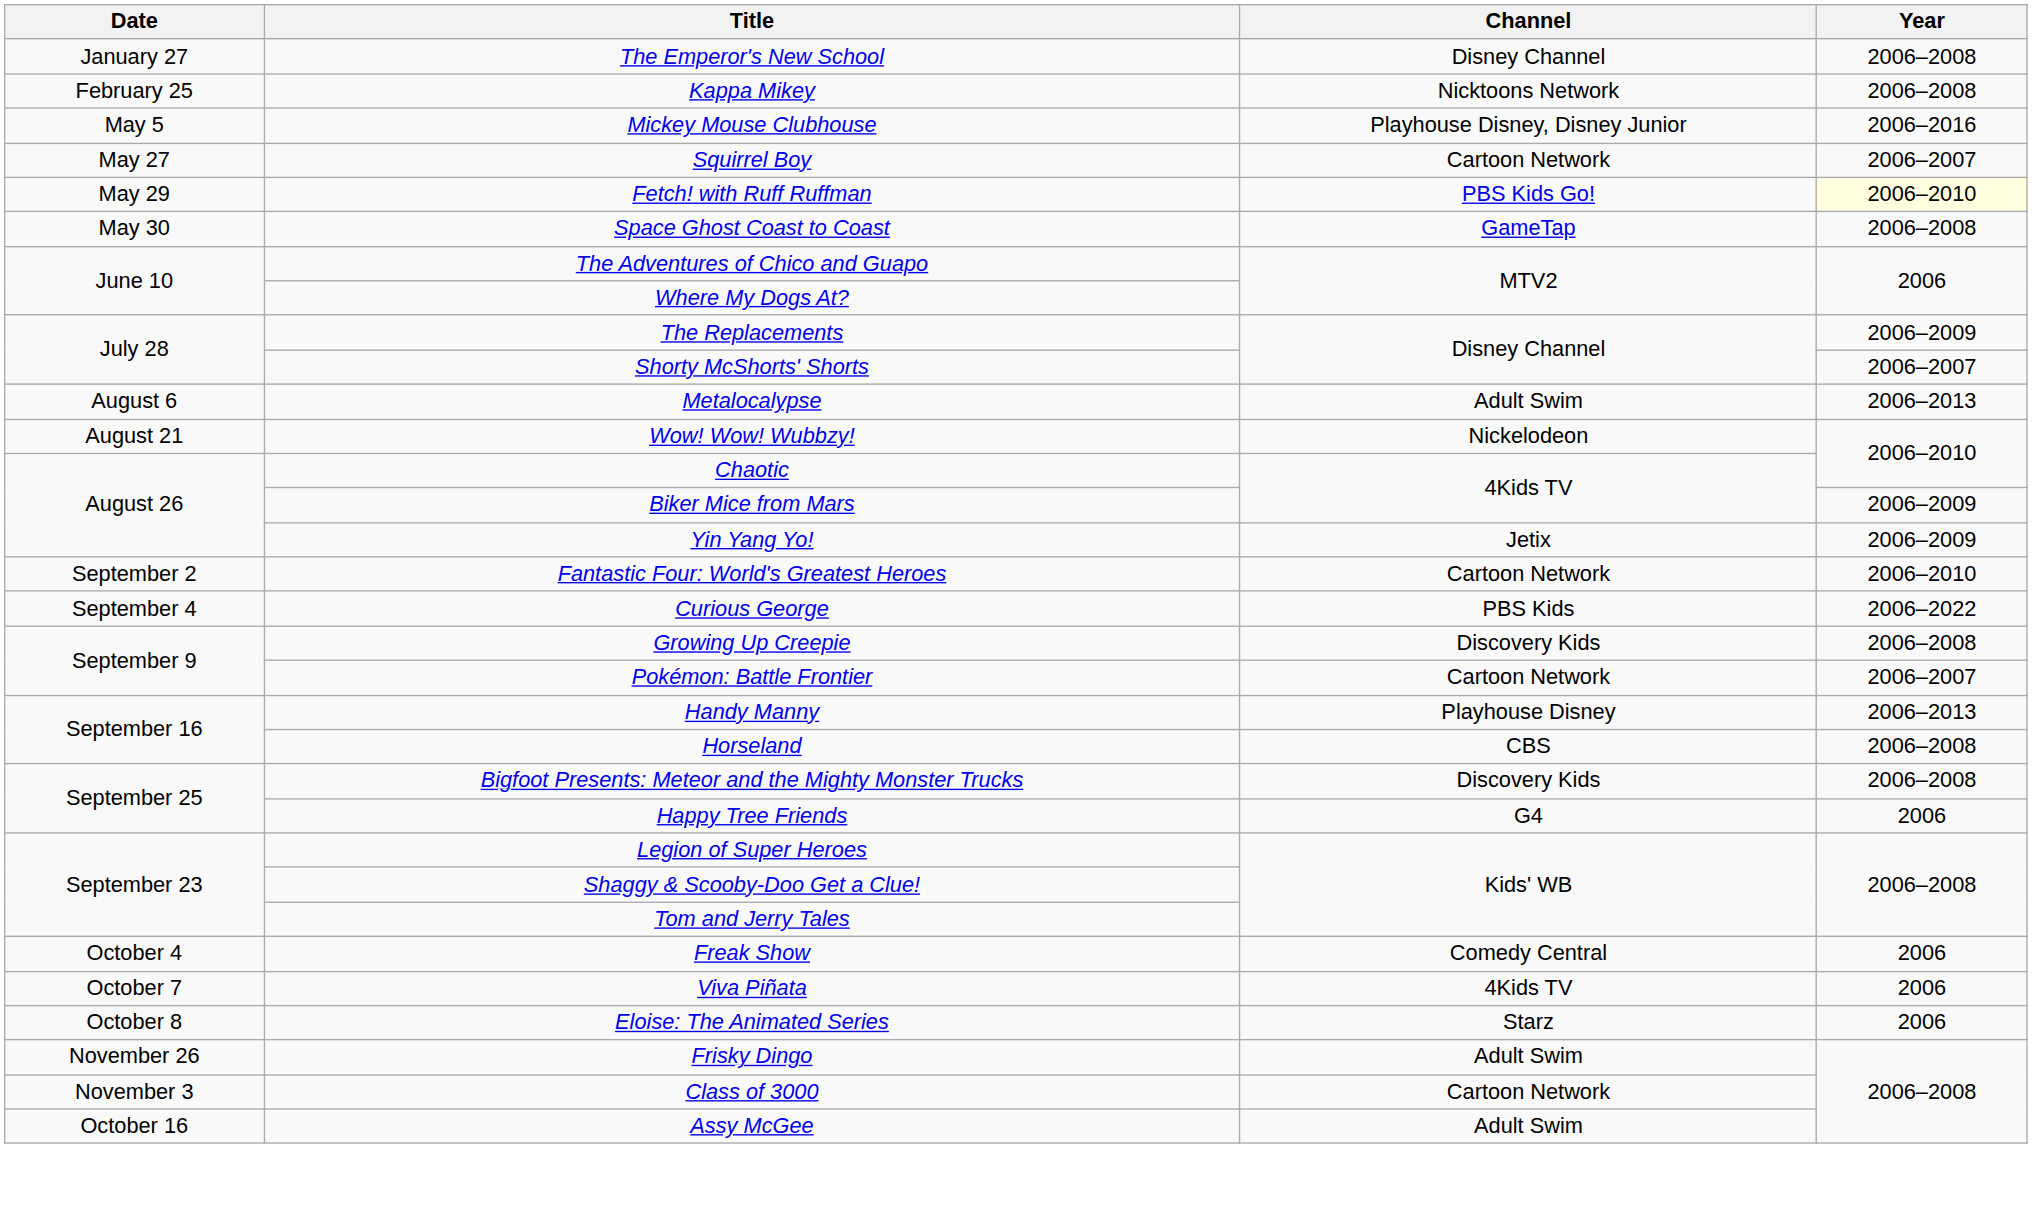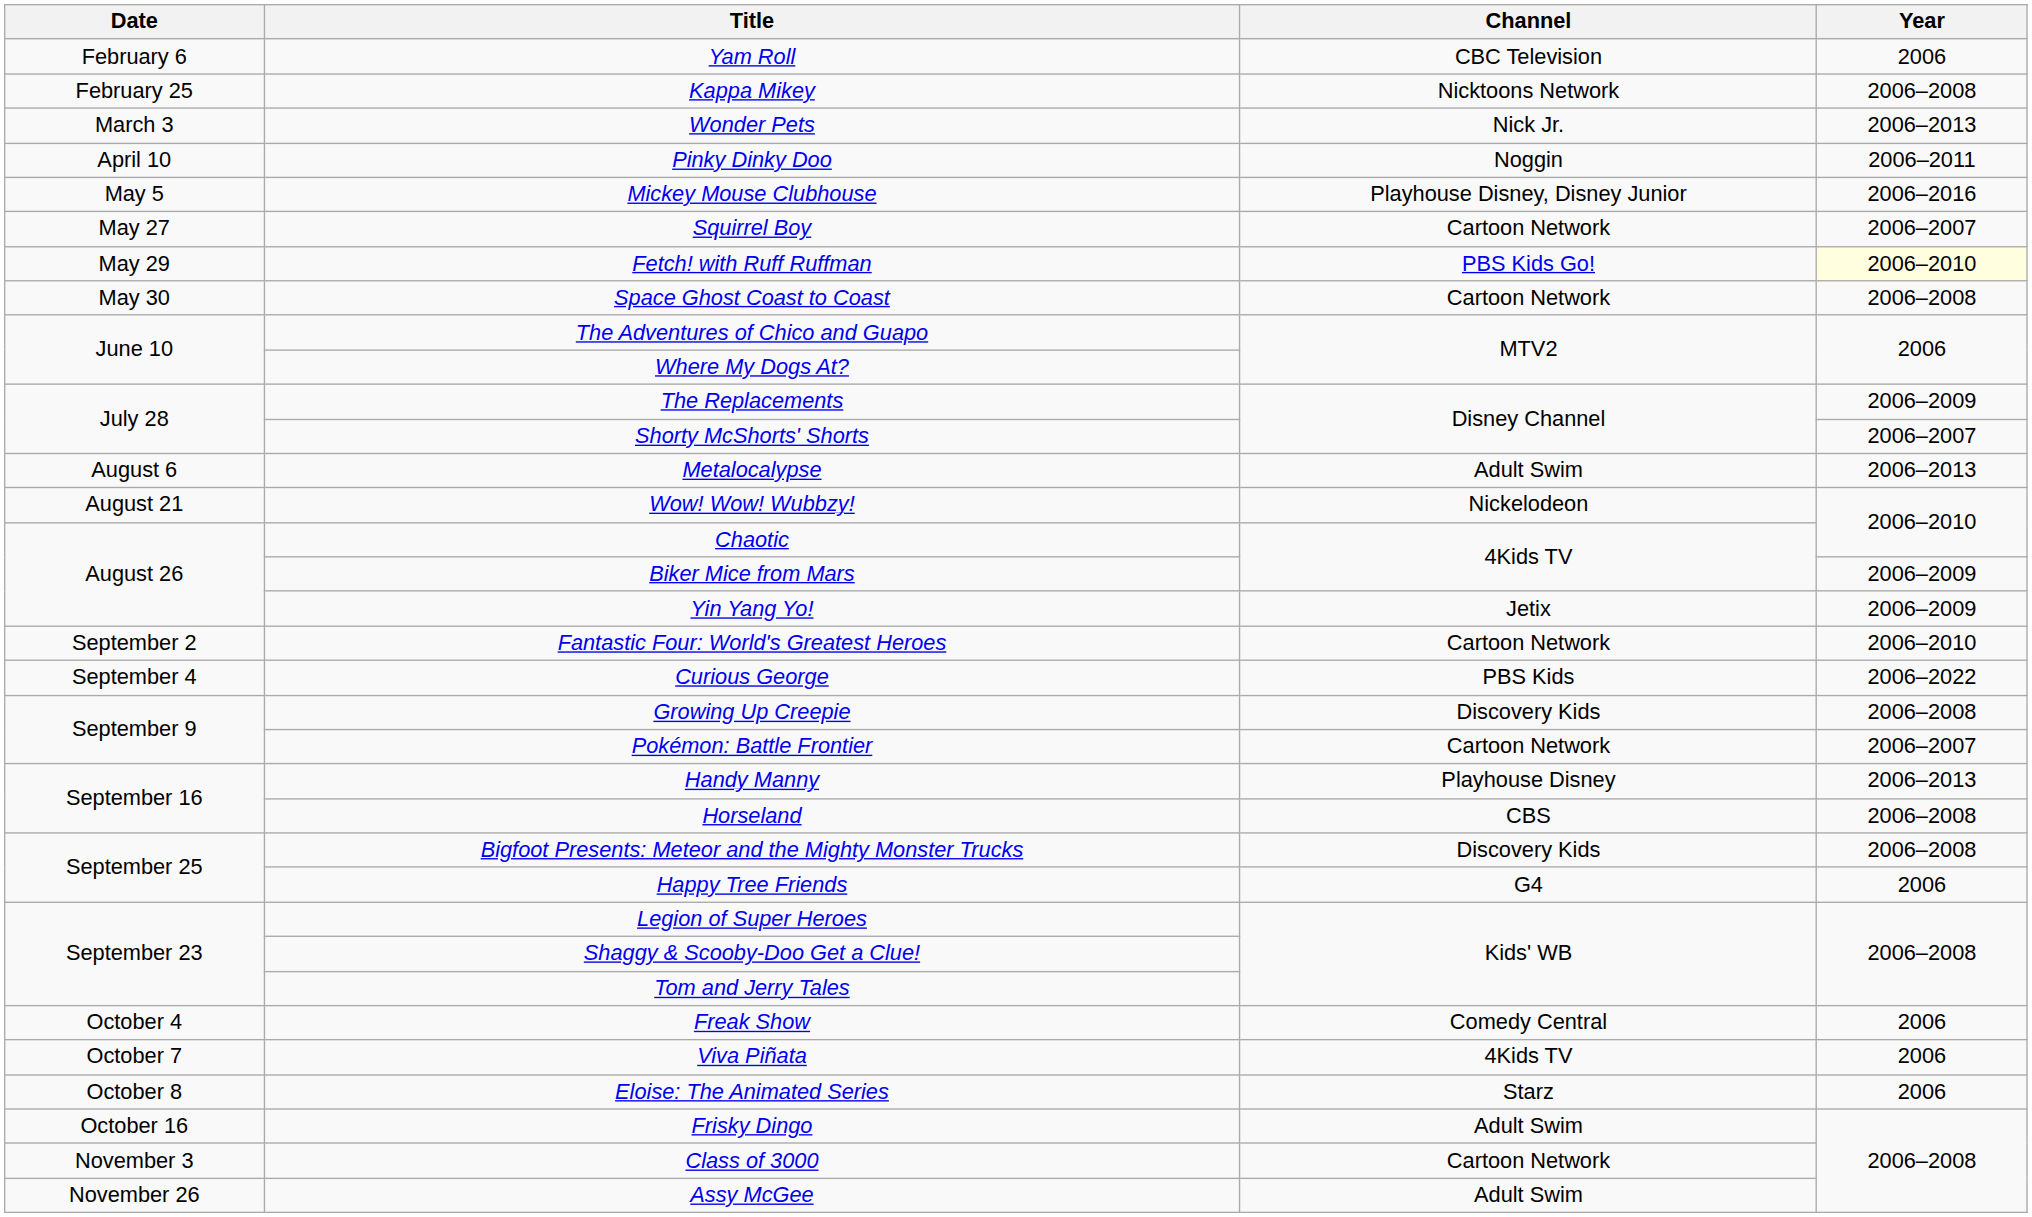- row: (752, 56)
+ row: (752, 56)
+ row: (752, 125)
+ row: (752, 159)
(1528, 228) GameTap -> (1528, 297) Cartoon Network
(134, 1057) November 26 -> (134, 1126) October 16
(134, 1126) October 16 -> (134, 1195) November 26
